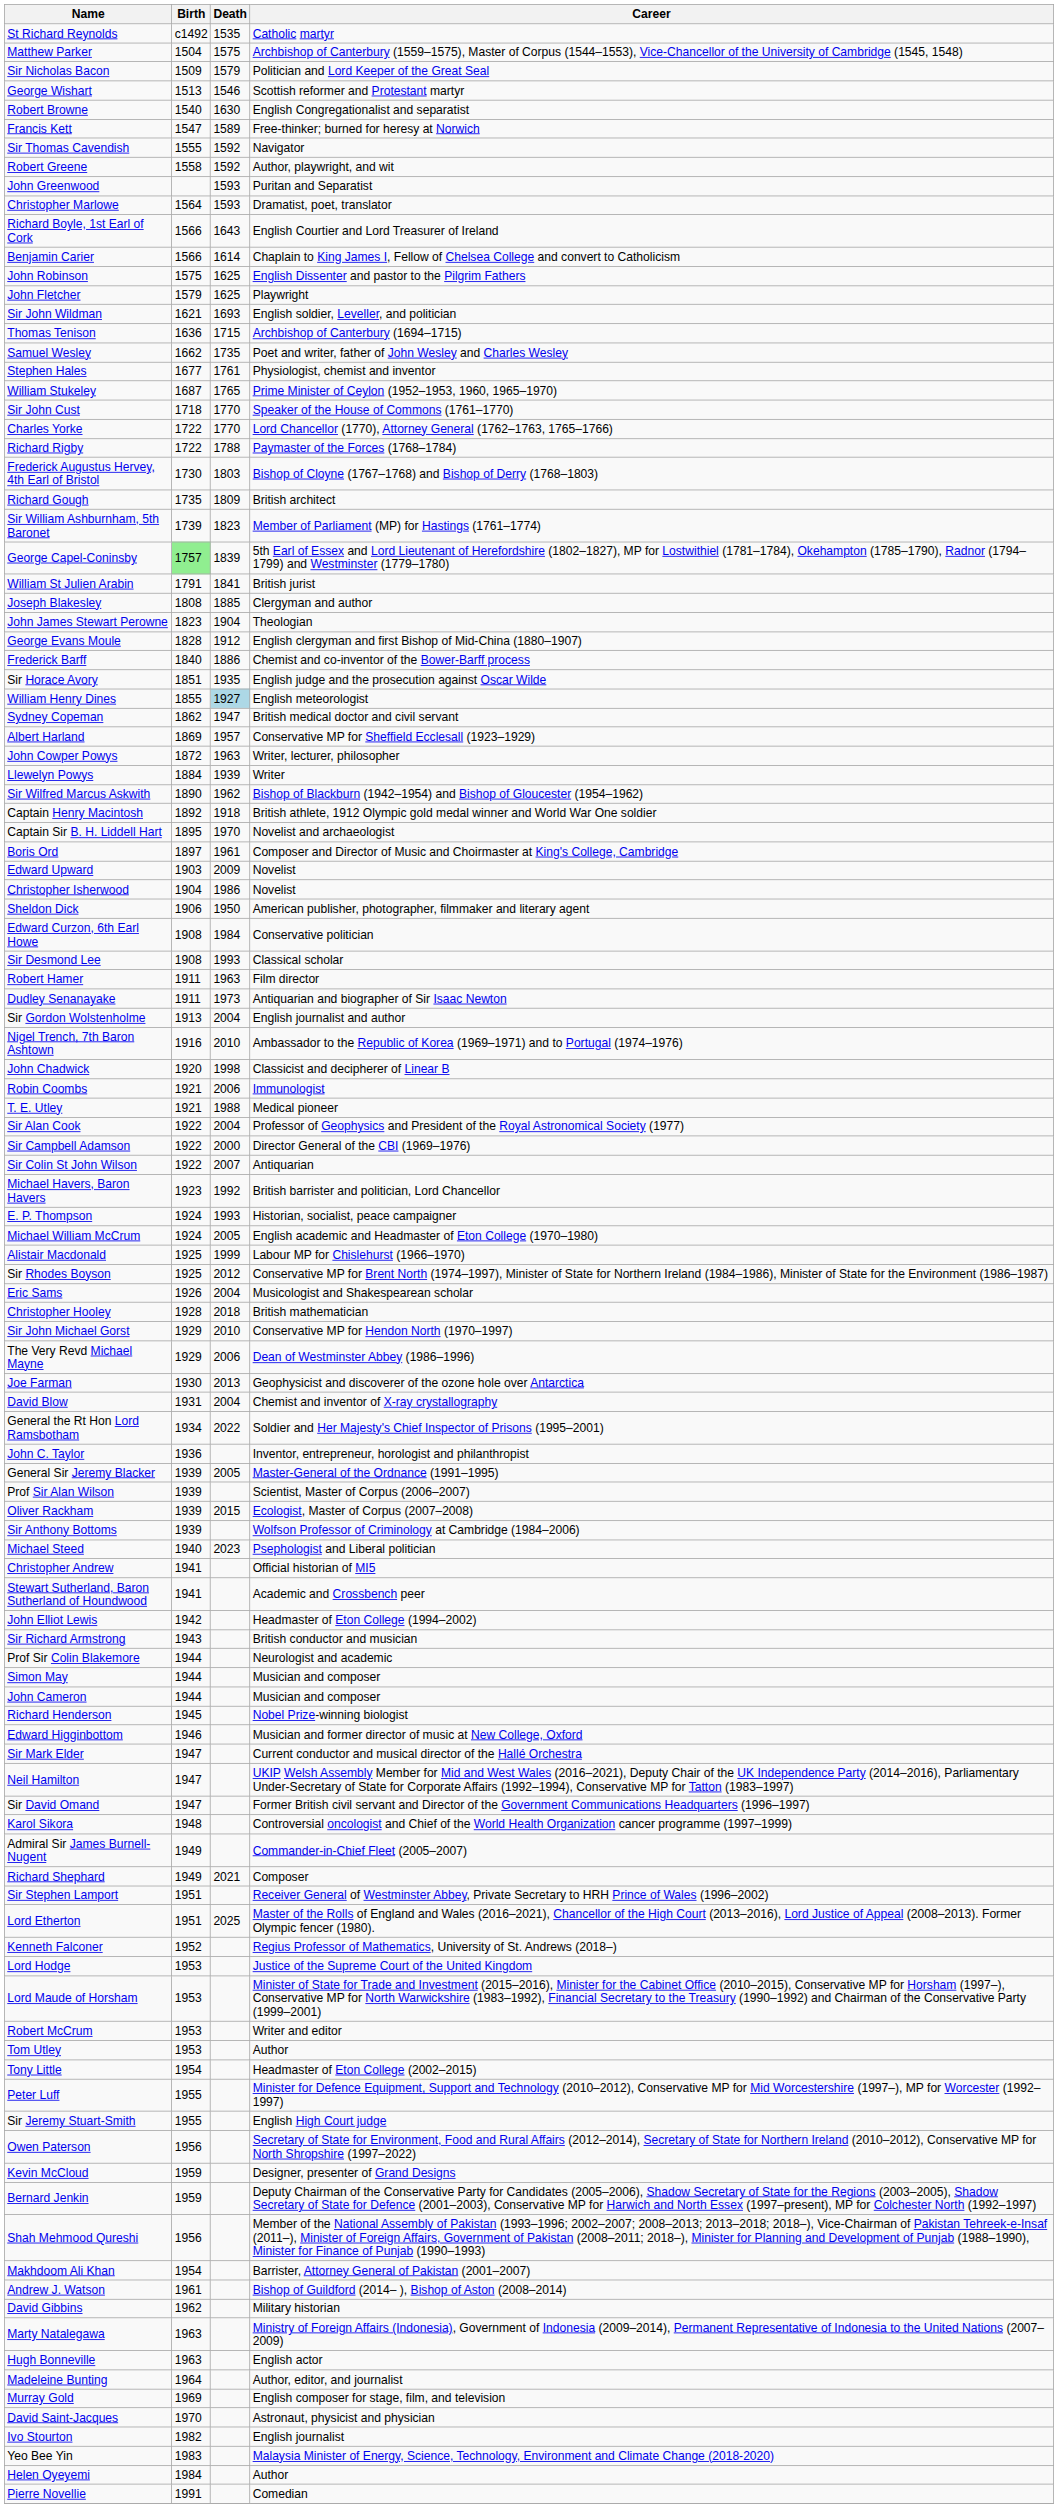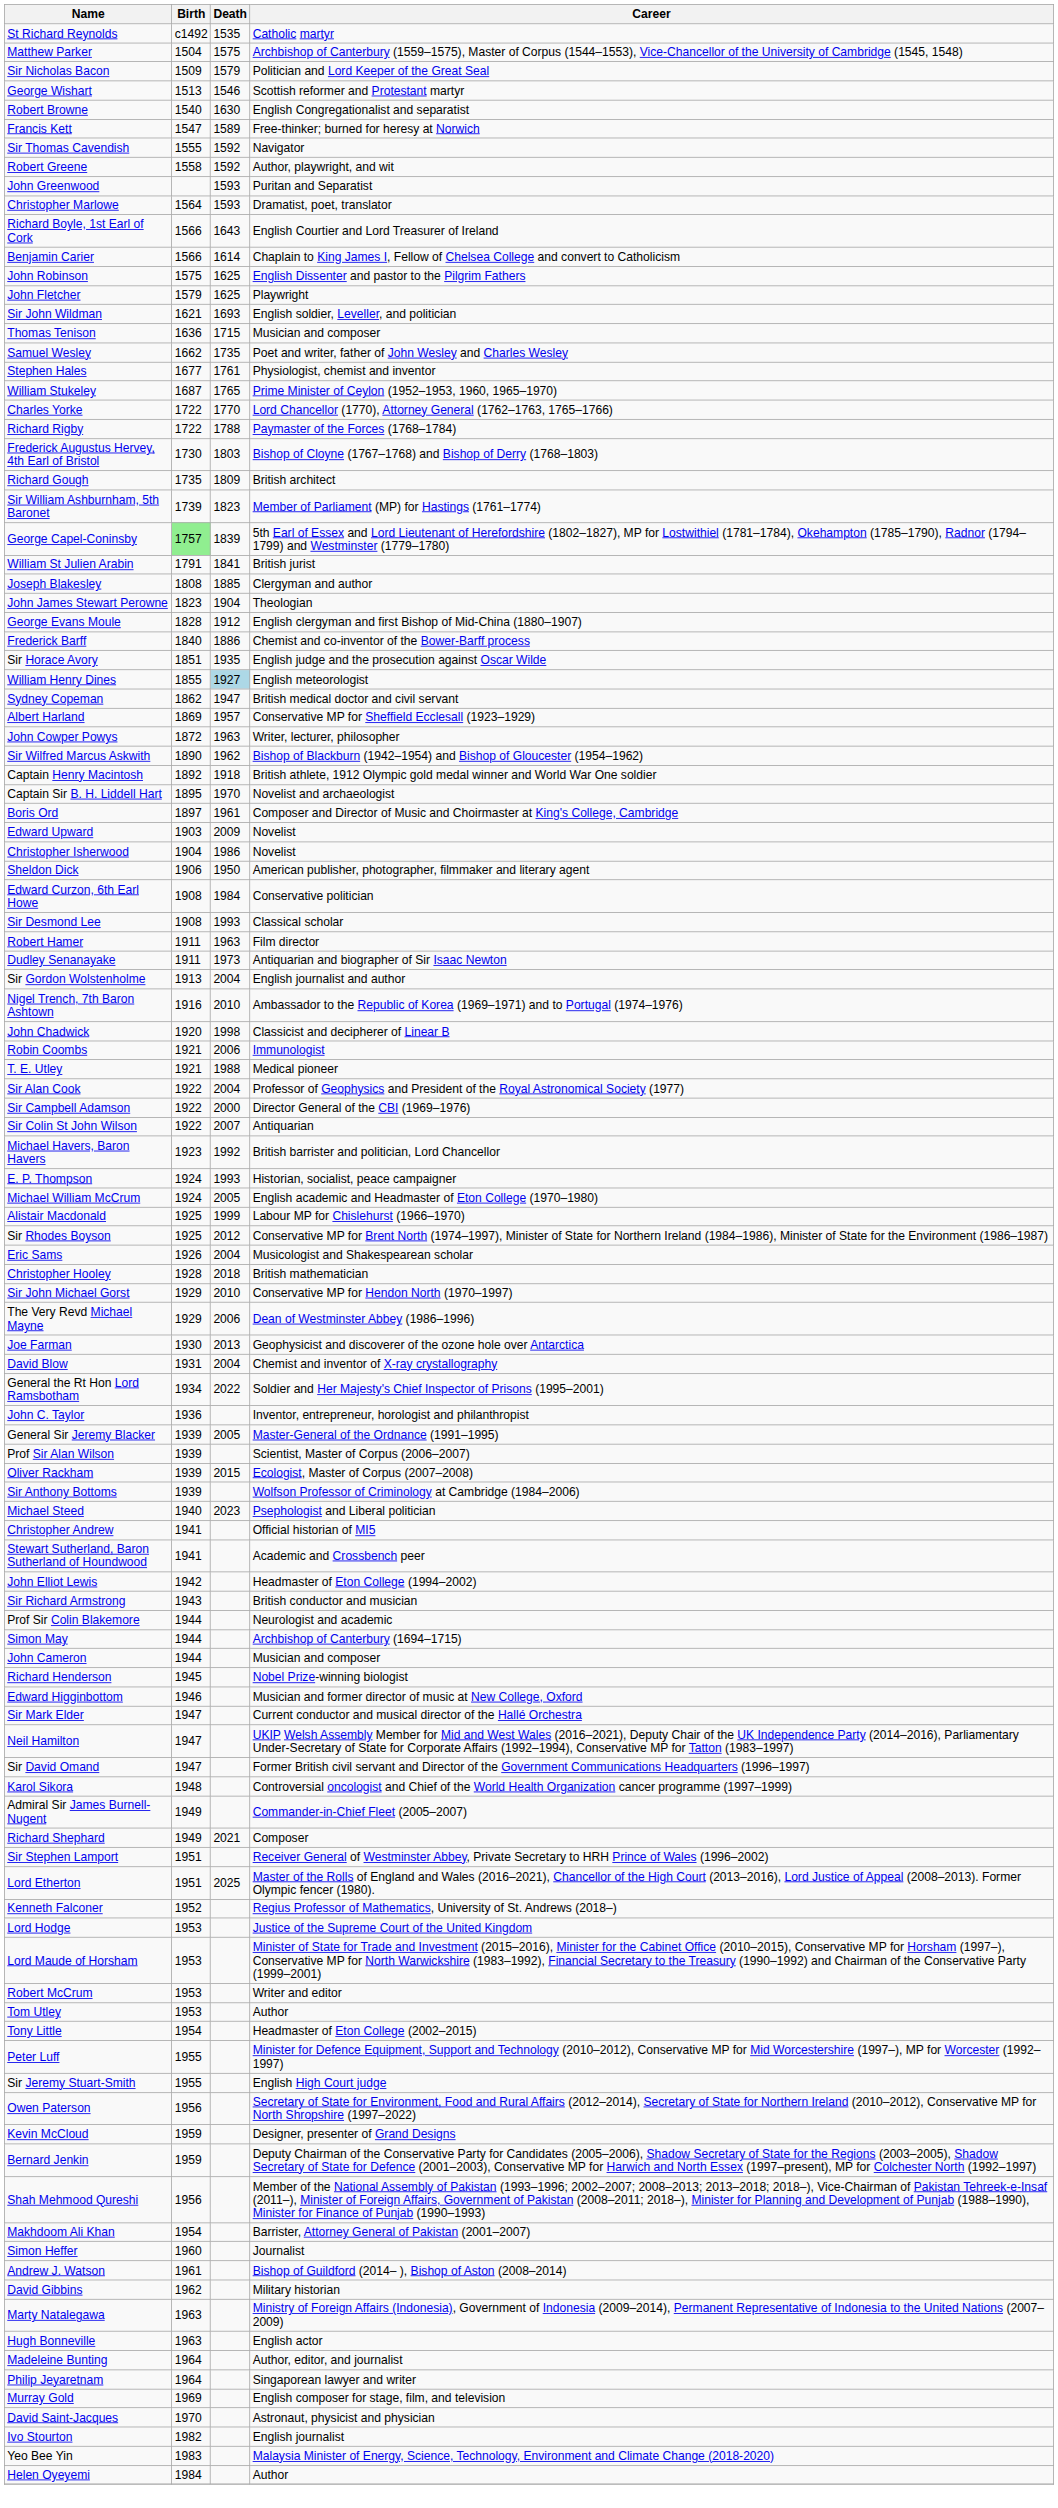(357, 334) Archbishop of Canterbury (1694–1715) -> (316, 334) Musician and composer
- row: (44, 410)
- row: (50, 775)
(316, 1678) Musician and composer -> (357, 1639) Archbishop of Canterbury (1694–1715)
+ row: (42, 2251)
+ row: (55, 2380)
- row: (47, 2494)
